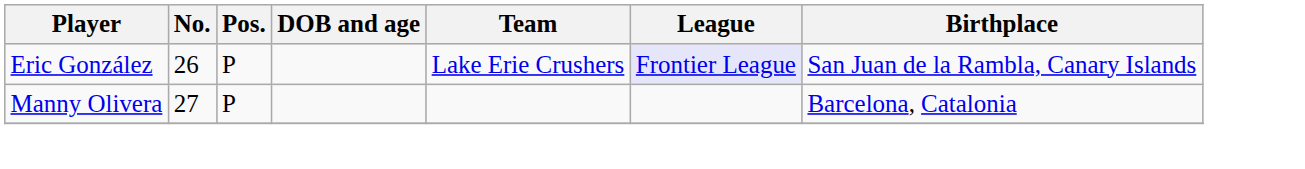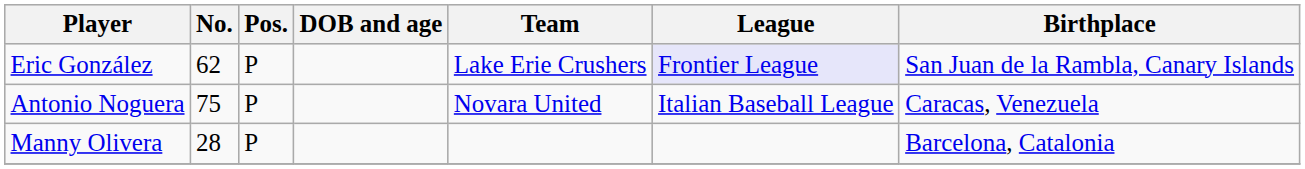(186, 63) 26 -> (209, 63) 62
+ row: (98, 103)
(186, 103) 27 -> (209, 143) 28
